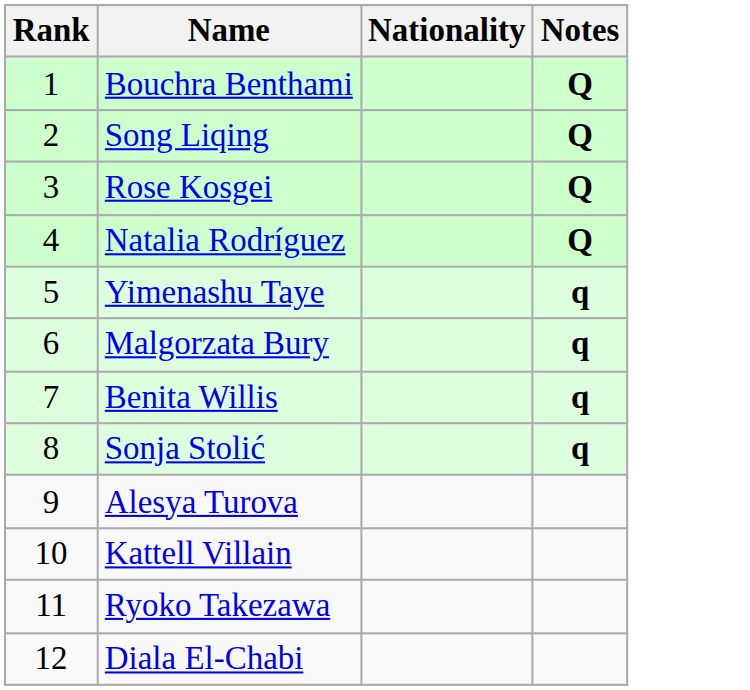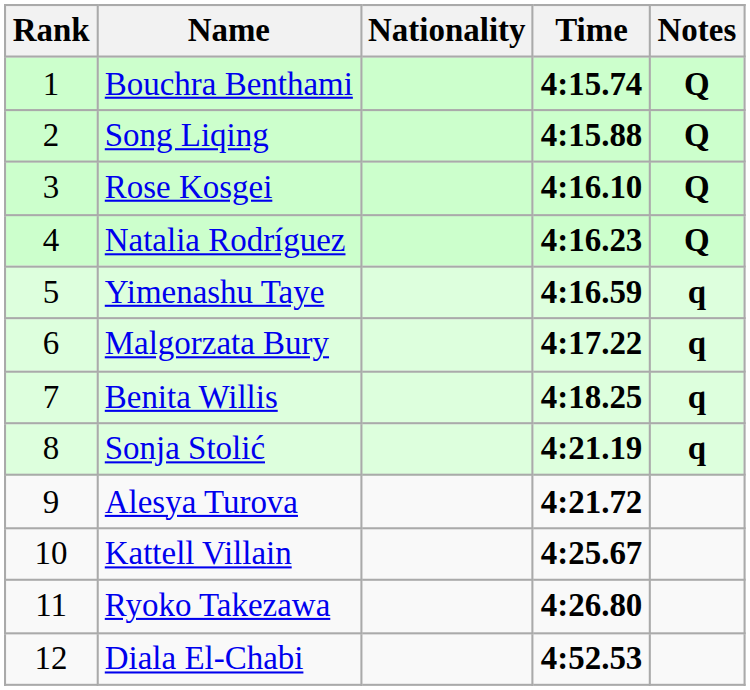+ column: (592, 30)
